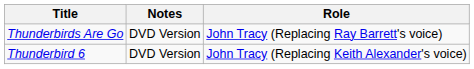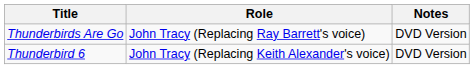columns swapped: (337, 14) <-> (165, 14)
